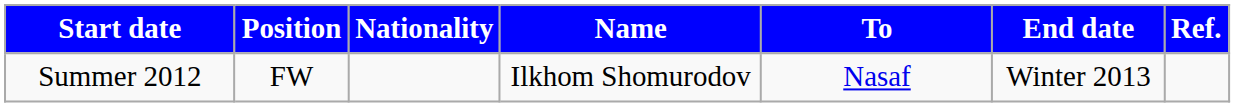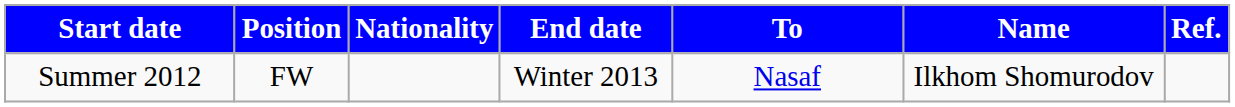columns swapped: (631, 28) <-> (1078, 28)
